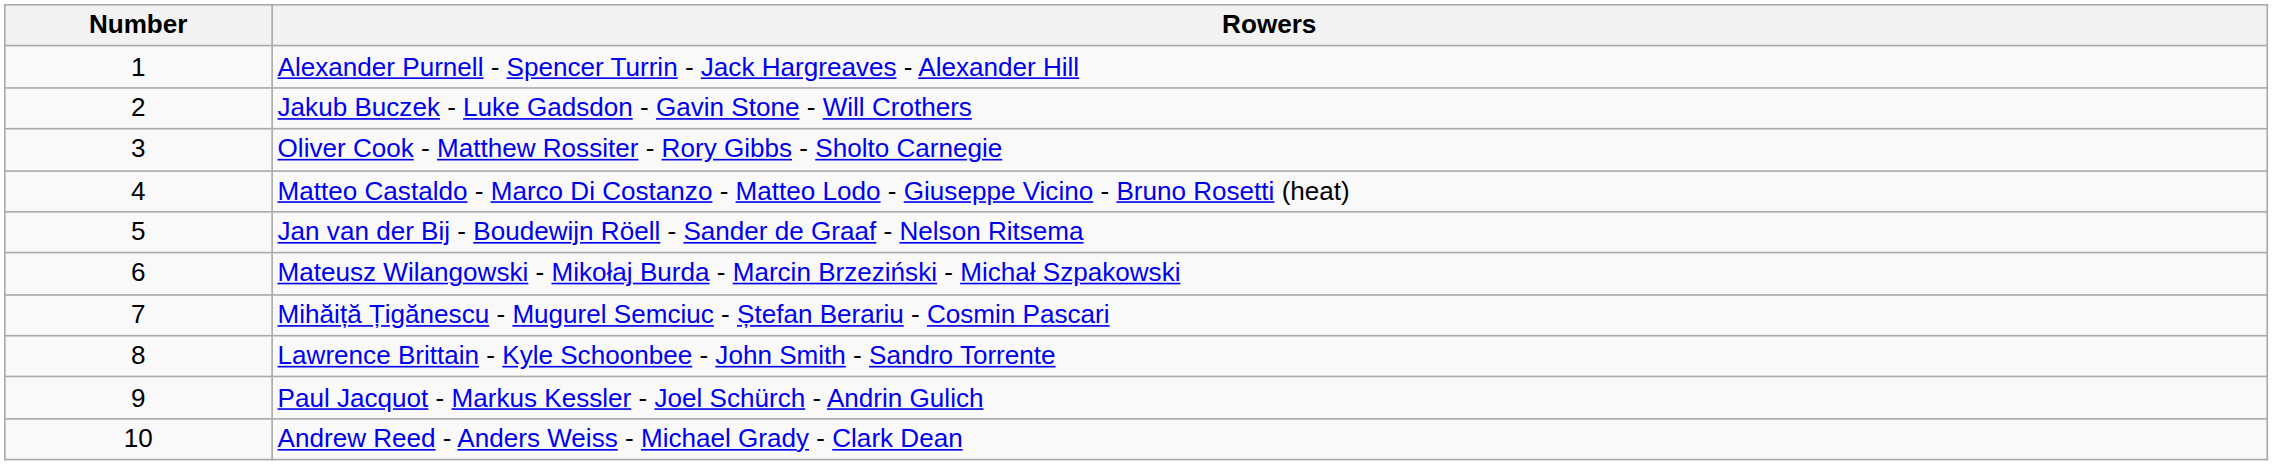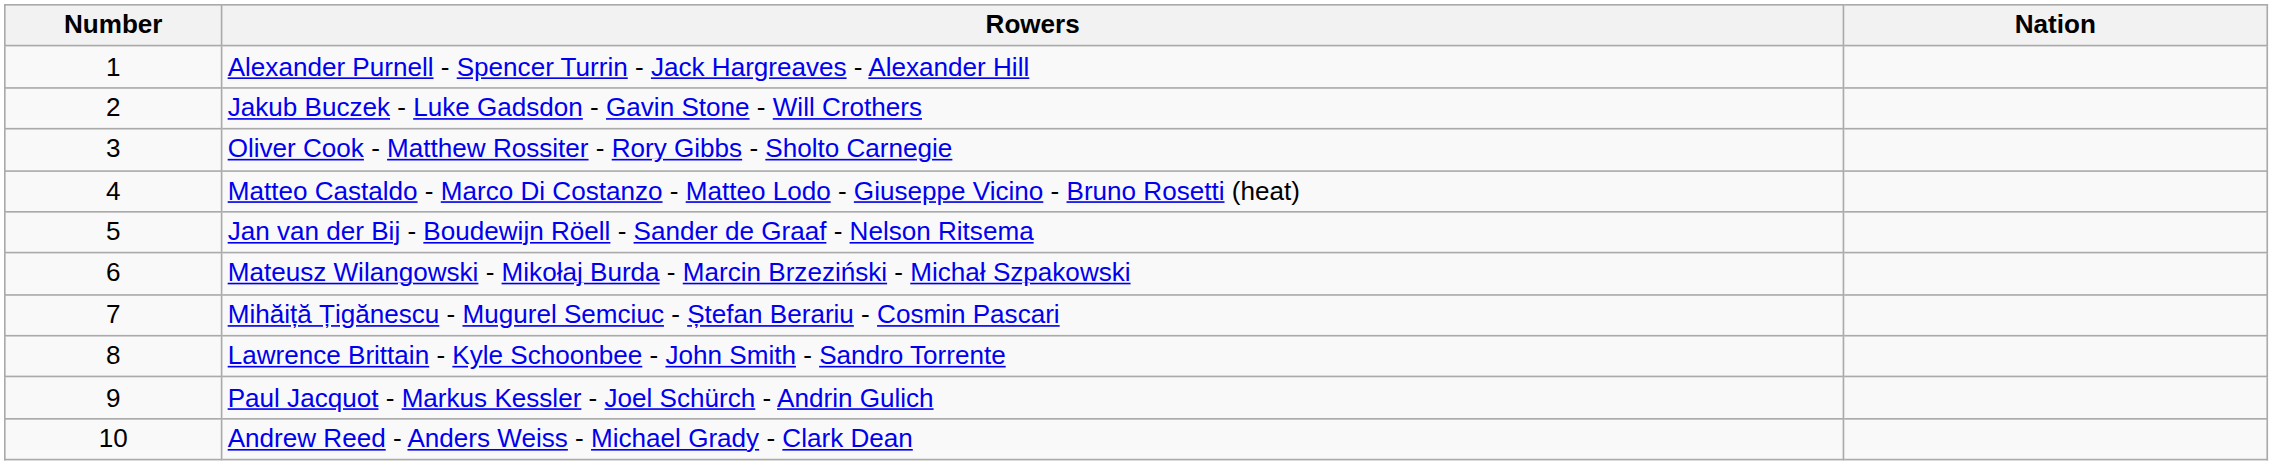+ column: (2055, 25)
